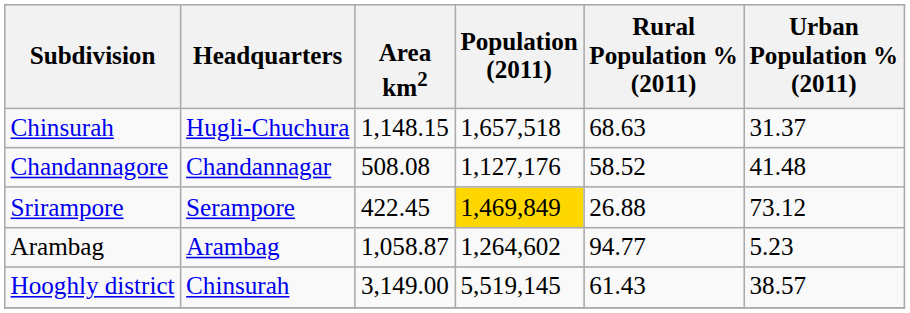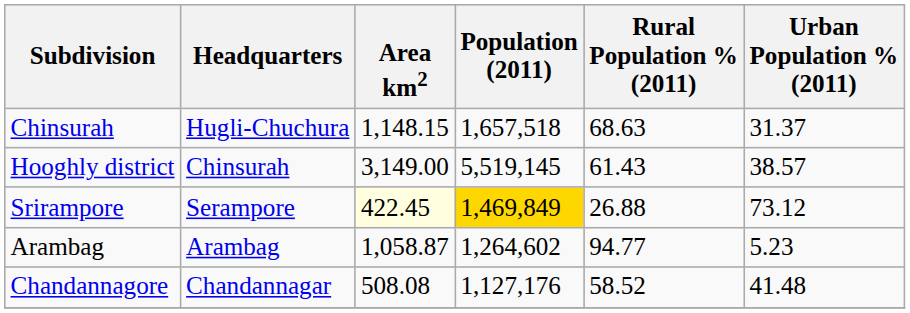rows swapped: (89, 167) <-> (93, 286)
(395, 207) no background -> (395, 207) lightyellow background
